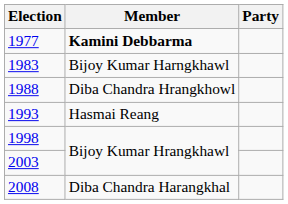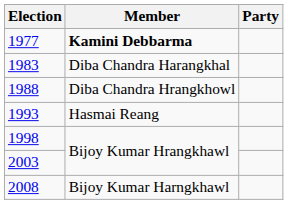(149, 65) Bijoy Kumar Harngkhawl -> (149, 65) Diba Chandra Harangkhal
(149, 187) Diba Chandra Harangkhal -> (149, 187) Bijoy Kumar Harngkhawl
